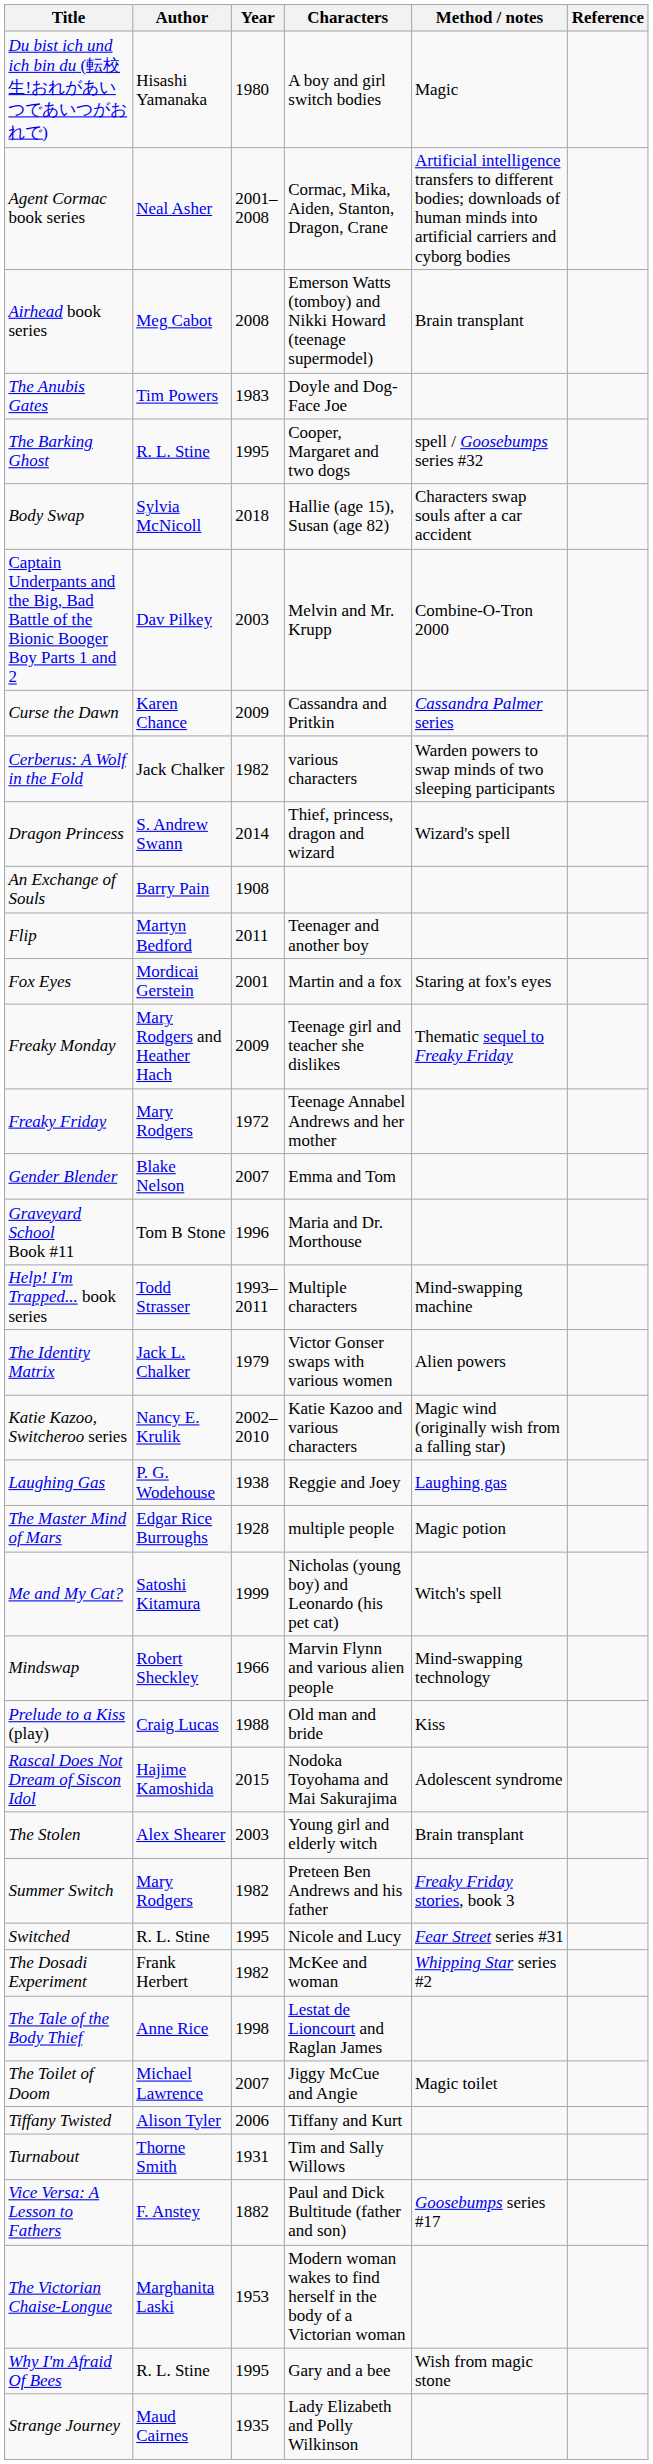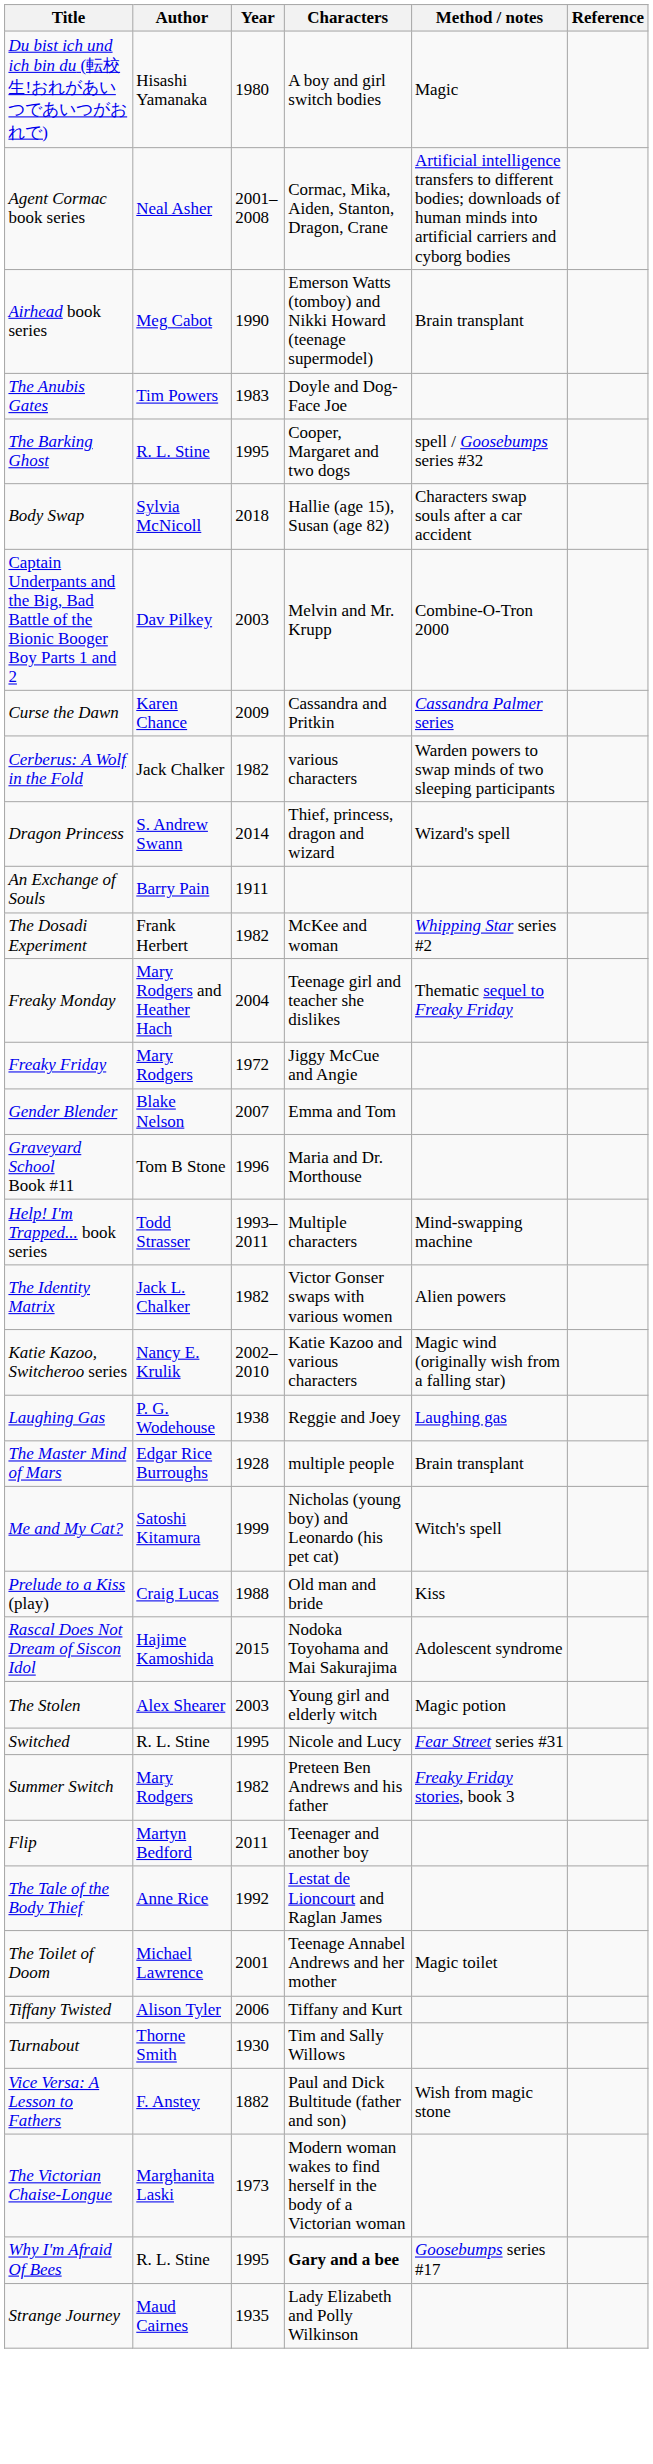(252, 321) 2008 -> (252, 321) 1990
(252, 889) 1908 -> (252, 889) 1911
rows swapped: (23, 935) <-> (48, 1972)
- row: (40, 981)
(252, 1046) 2009 -> (252, 1000) 2004
(347, 1121) Teenage Annabel Andrews and her mother -> (334, 1065) Jiggy McCue and Angie
(252, 1362) 1979 -> (252, 1297) 1982
(460, 1528) Magic potion -> (469, 1463) Brain transplant
- row: (44, 1668)
(469, 1834) Brain transplant -> (460, 1704) Magic potion
rows swapped: (61, 1890) <-> (39, 1936)
(252, 2028) 1998 -> (252, 1898) 1992
(252, 2083) 2007 -> (252, 1963) 2001
(334, 2083) Jiggy McCue and Angie -> (347, 1963) Teenage Annabel Andrews and her mother
(252, 2156) 1931 -> (252, 2045) 1930
(480, 2212) Goosebumps series #17 -> (474, 2101) Wish from magic stone
(252, 2296) 1953 -> (252, 2185) 1973
(339, 2371) normal -> (344, 2259) bold
(474, 2371) Wish from magic stone -> (480, 2259) Goosebumps series #17
